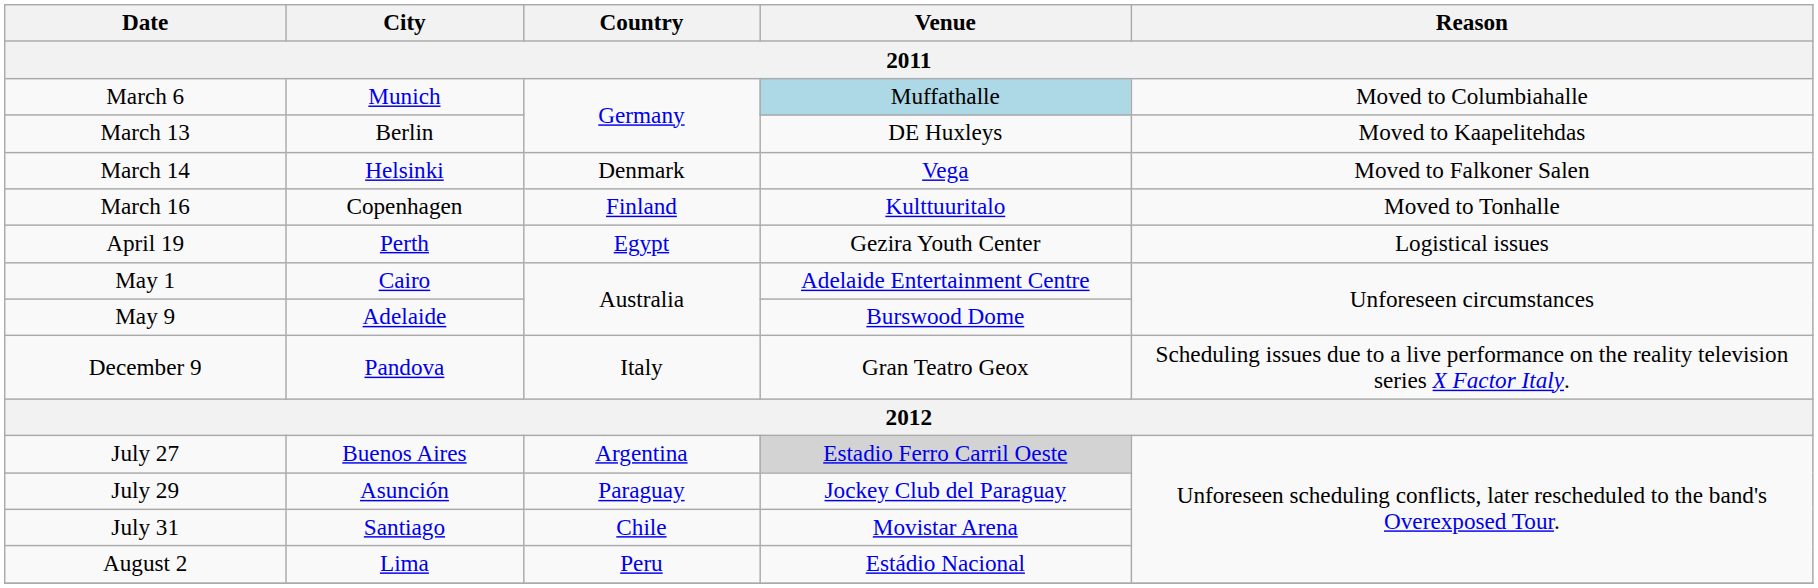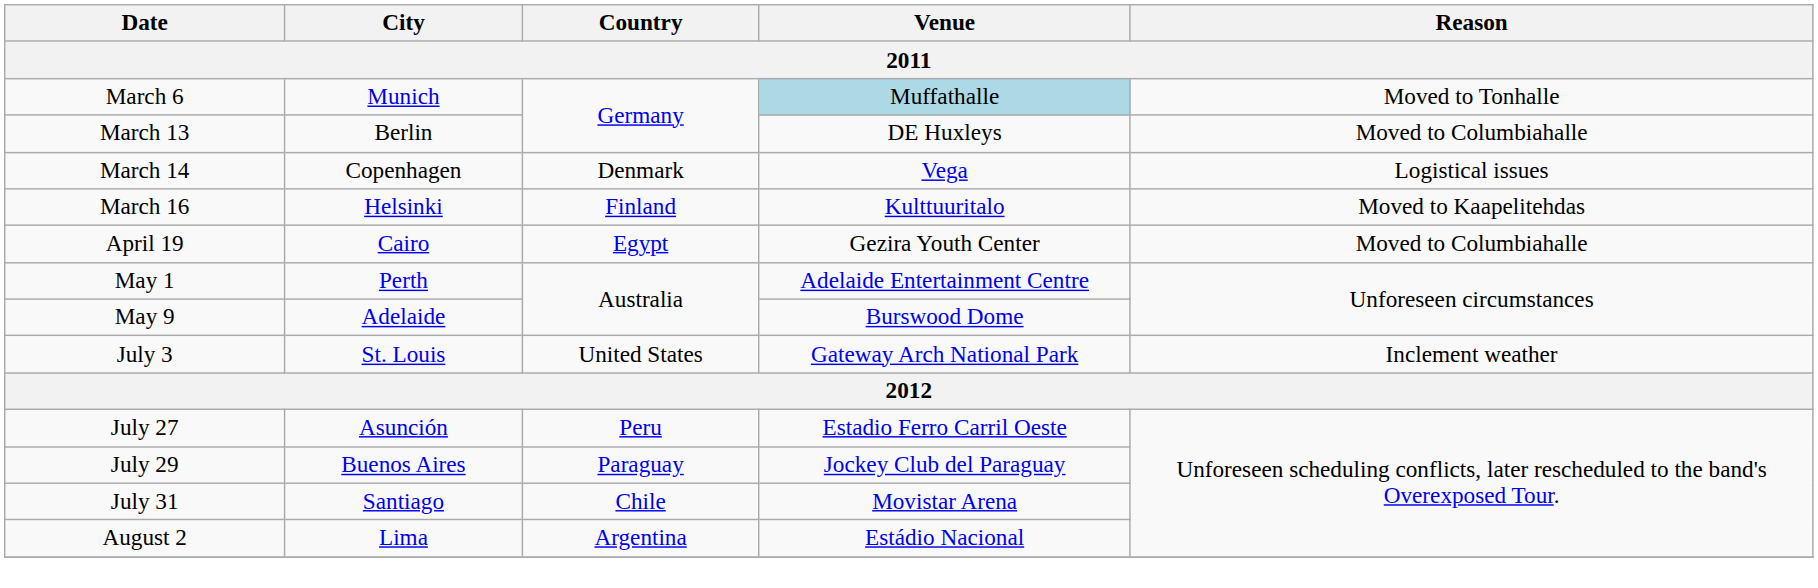(1472, 96) Moved to Columbiahalle -> (1472, 96) Moved to Tonhalle
(1472, 133) Moved to Kaapelitehdas -> (1472, 133) Moved to Columbiahalle
(404, 170) Helsinki -> (403, 170) Copenhagen
(1472, 170) Moved to Falkoner Salen -> (1472, 170) Logistical issues
(404, 206) Copenhagen -> (403, 206) Helsinki
(1472, 206) Moved to Tonhalle -> (1472, 206) Moved to Kaapelitehdas
(404, 243) Perth -> (403, 243) Cairo
(1472, 243) Logistical issues -> (1472, 243) Moved to Columbiahalle
(404, 280) Cairo -> (403, 280) Perth
+ row: (145, 354)
- row: (145, 367)
(404, 453) Buenos Aires -> (403, 427) Asunción
(641, 453) Argentina -> (641, 427) Peru
(945, 453) lightgrey background -> (945, 427) no background
(404, 490) Asunción -> (403, 464) Buenos Aires
(641, 564) Peru -> (641, 538) Argentina
